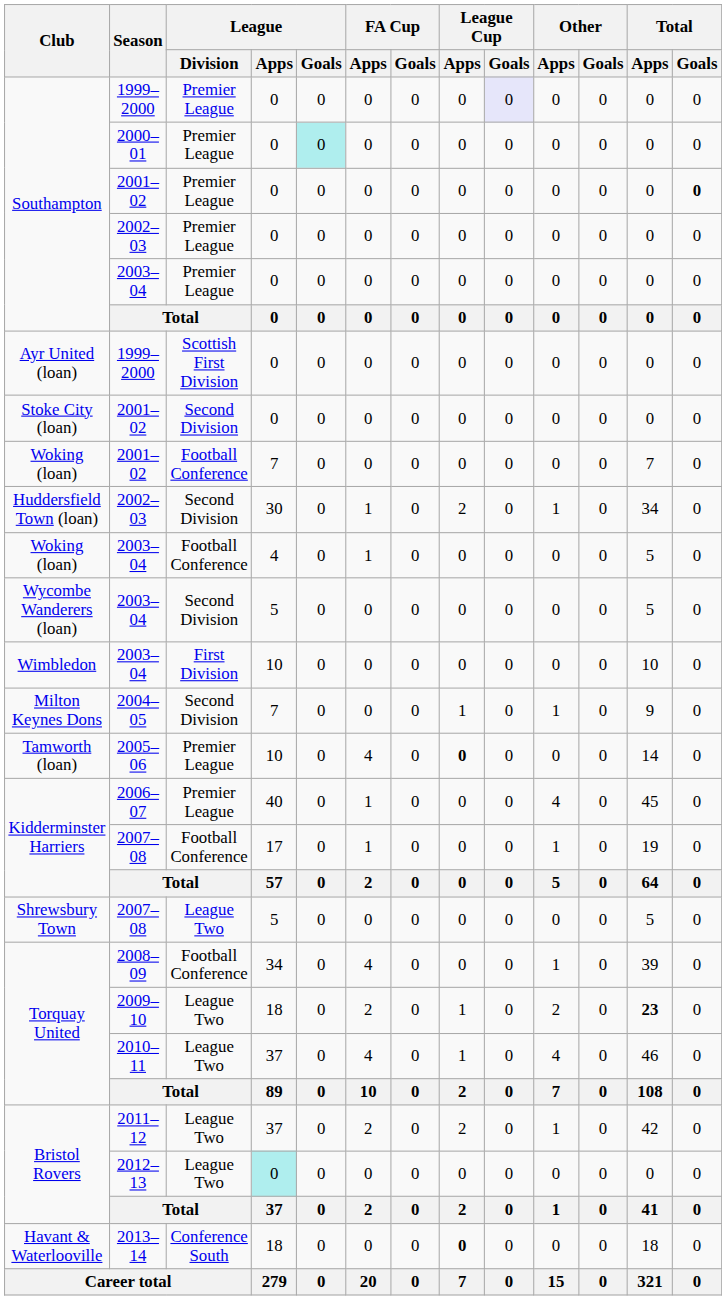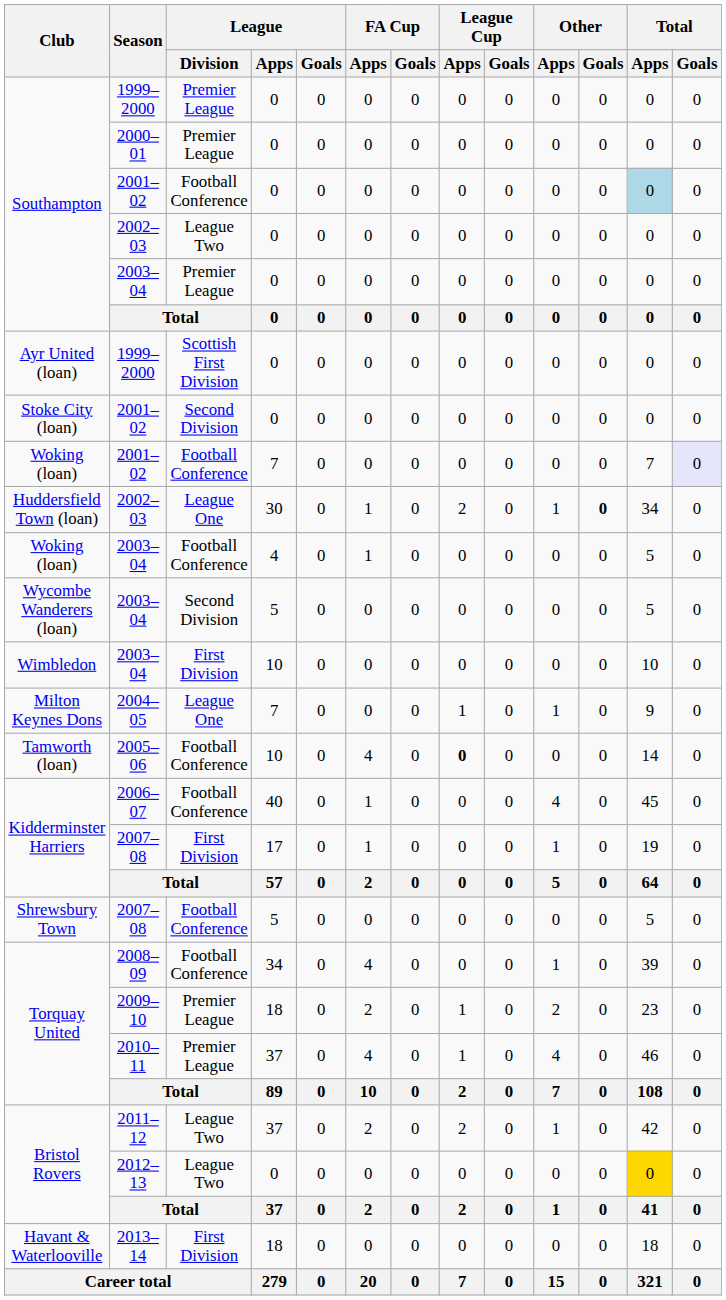(509, 99) lavender background -> (509, 99) no background
(321, 145) paleturquoise background -> (321, 145) no background
(209, 190) Premier League -> (209, 190) Football Conference
(650, 190) no background -> (650, 190) lightblue background
(697, 190) bold -> (697, 190) normal
(209, 236) Premier League -> (209, 236) League Two
(697, 463) no background -> (697, 463) lavender background
(209, 509) Second Division -> (209, 509) League One
(603, 509) normal -> (603, 509) bold
(209, 710) Second Division -> (209, 710) League One
(209, 755) Premier League -> (209, 755) Football Conference
(209, 801) Premier League -> (209, 801) Football Conference
(209, 847) Football Conference -> (209, 847) First Division
(209, 919) League Two -> (209, 919) Football Conference
(209, 1010) League Two -> (209, 1010) Premier League
(650, 1010) bold -> (650, 1010) normal
(209, 1055) League Two -> (209, 1055) Premier League
(274, 1173) paleturquoise background -> (274, 1173) no background
(650, 1173) no background -> (650, 1173) gold background
(209, 1245) Conference South -> (209, 1245) First Division
(462, 1245) bold -> (462, 1245) normal
